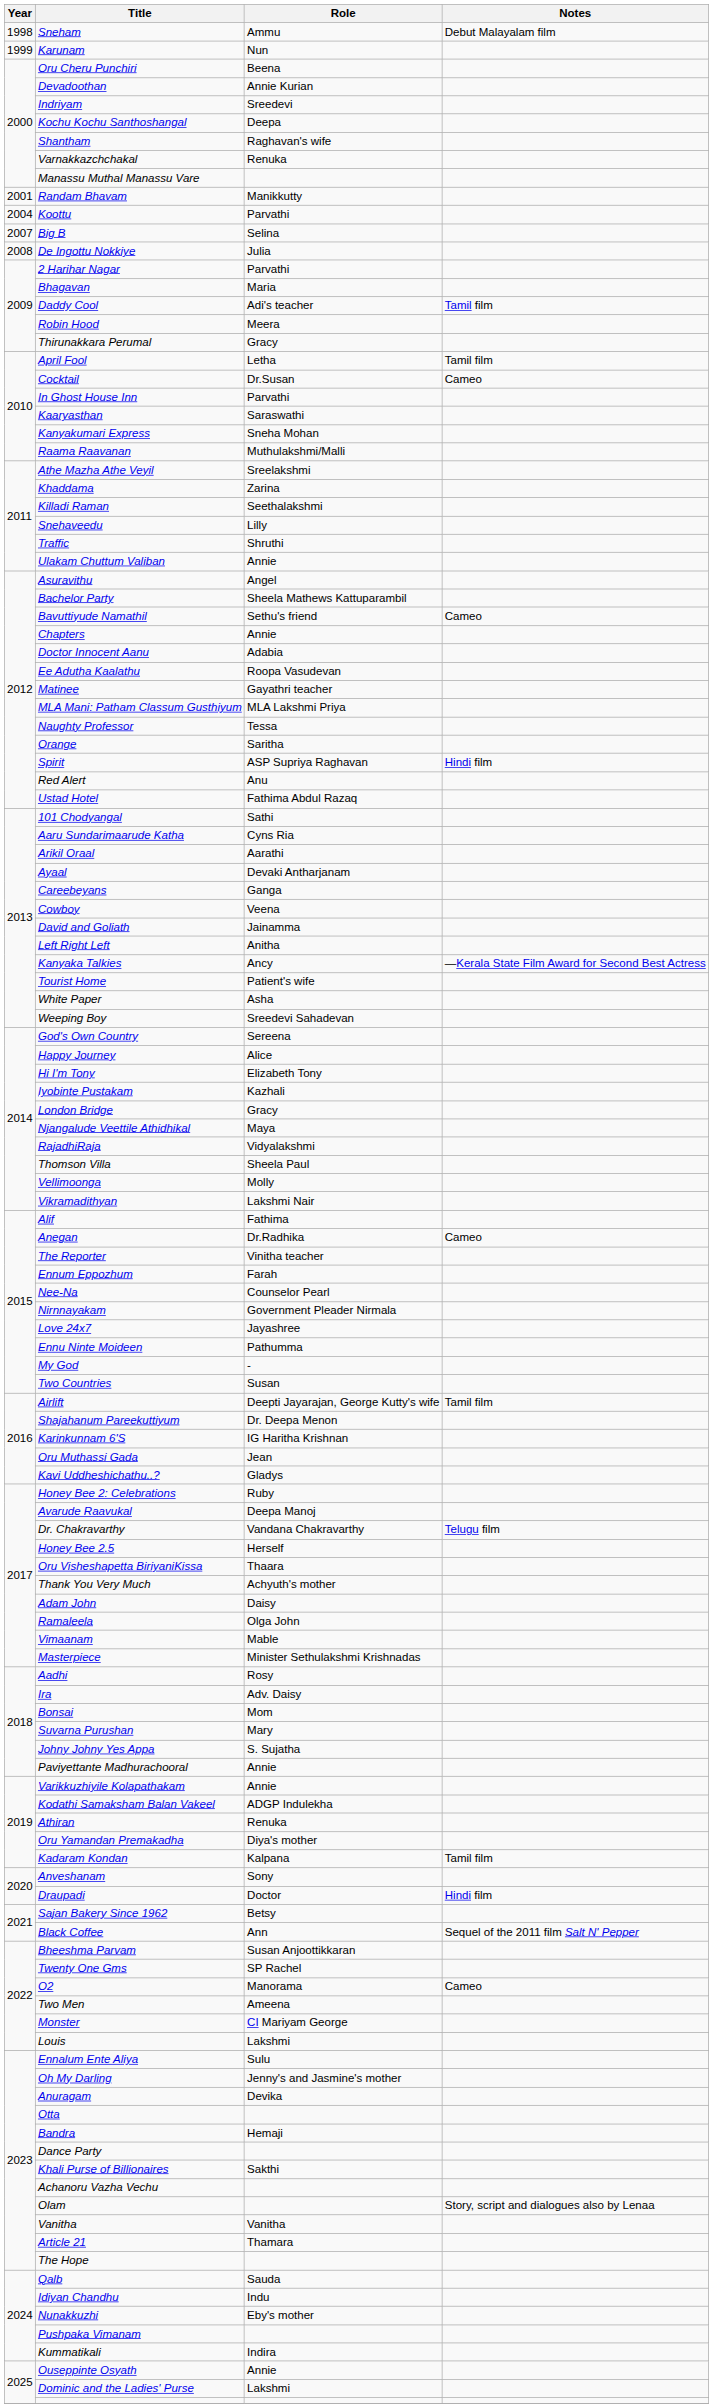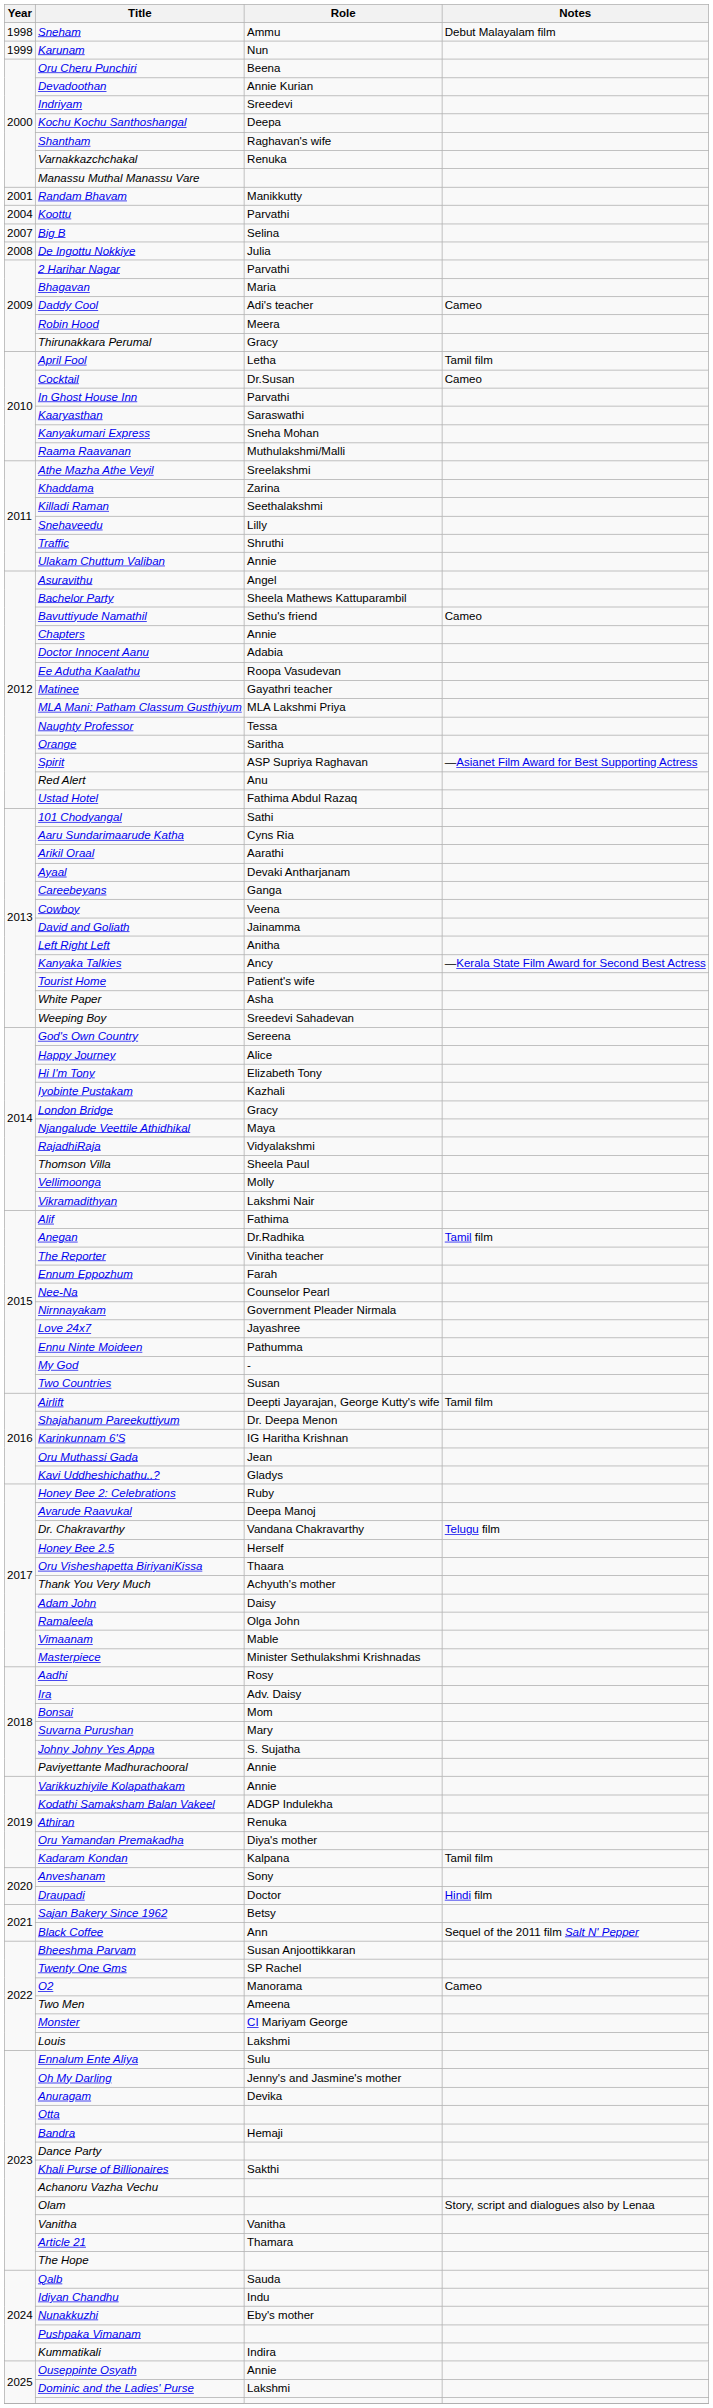(469, 305) Tamil film -> (463, 305) Cameo
(468, 762) Hindi film -> (571, 762) —Asianet Film Award for Best Supporting Actress
(463, 1237) Cameo -> (469, 1237) Tamil film
